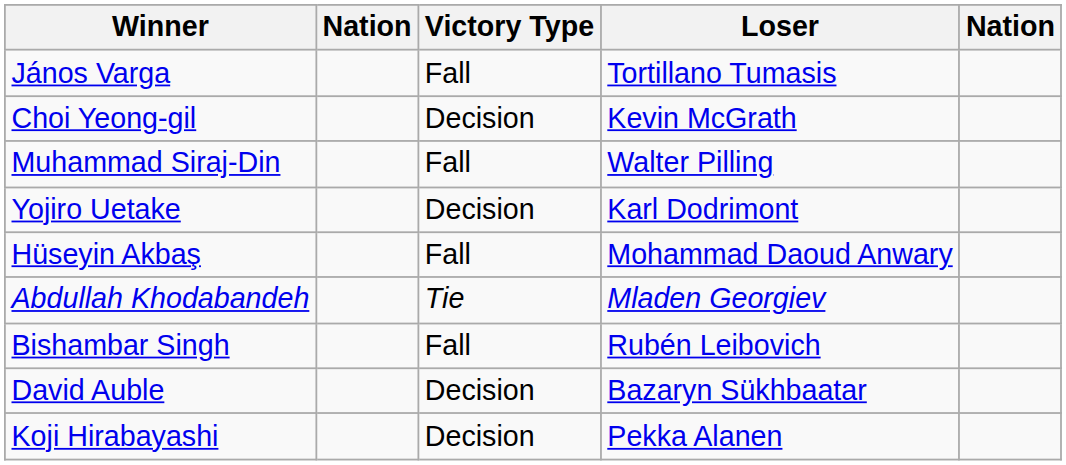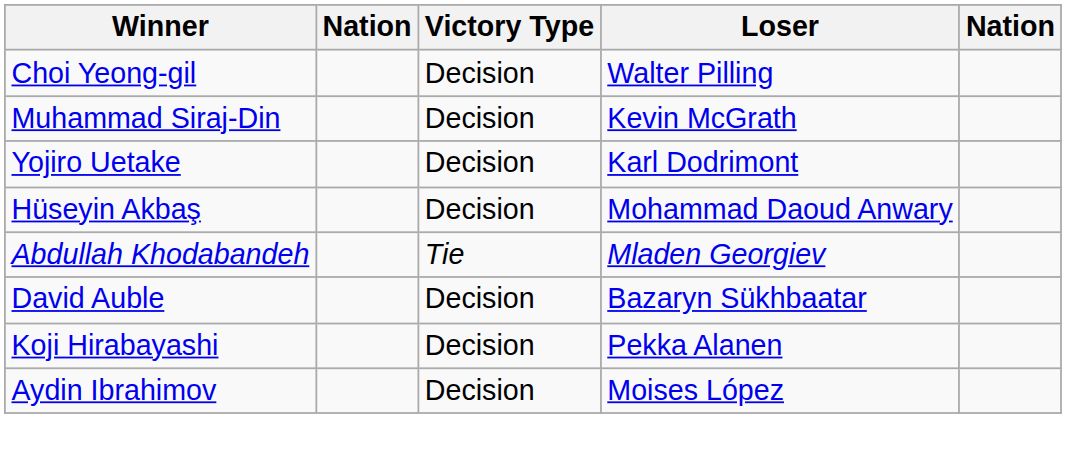- row: (91, 72)
(702, 118) Kevin McGrath -> (690, 72) Walter Pilling
(448, 163) Fall -> (480, 118) Decision
(690, 163) Walter Pilling -> (702, 118) Kevin McGrath
(448, 254) Fall -> (480, 208) Decision
- row: (121, 345)
+ row: (114, 390)
